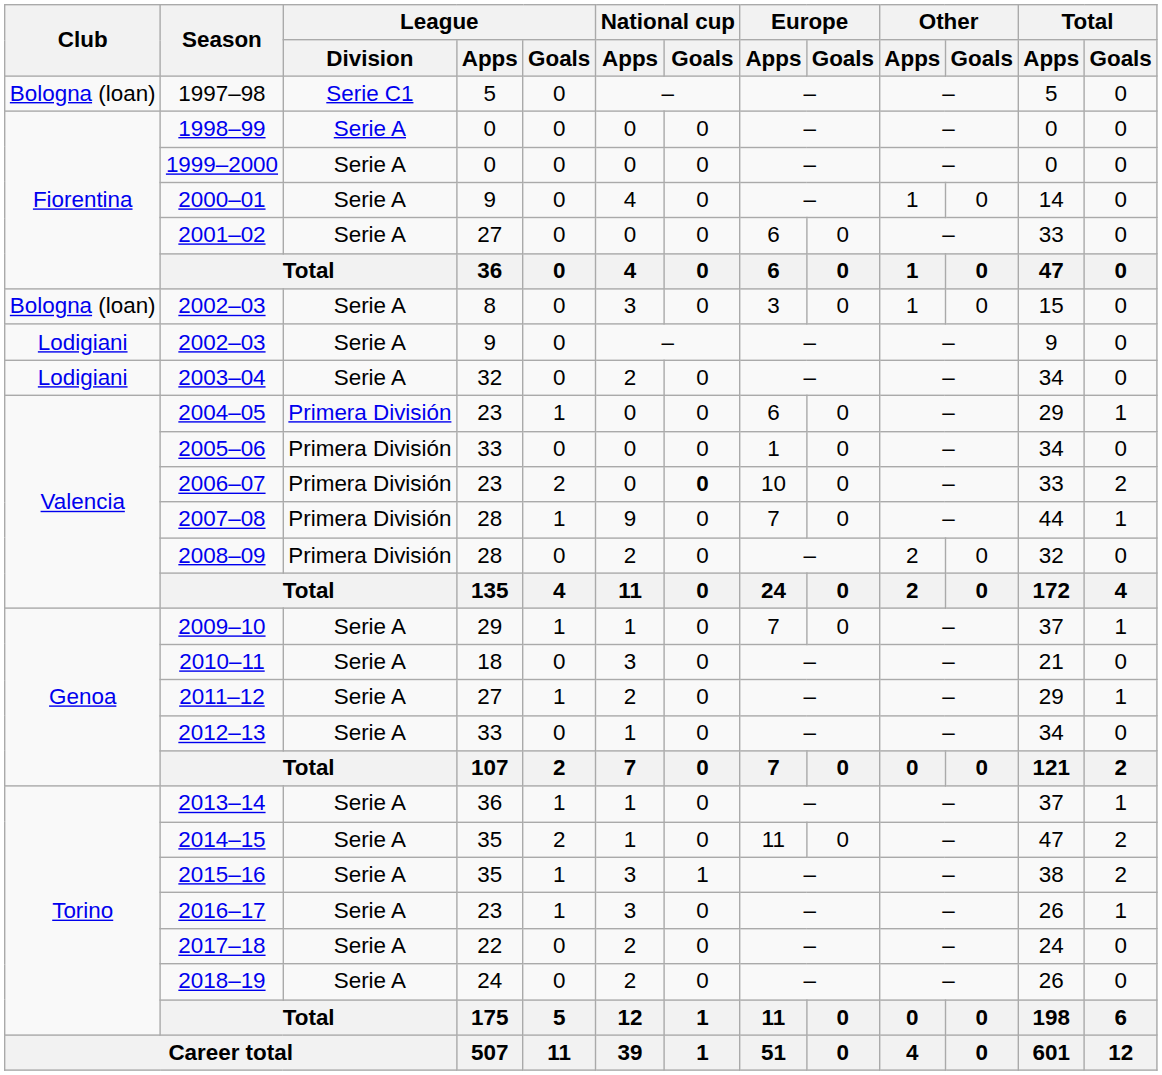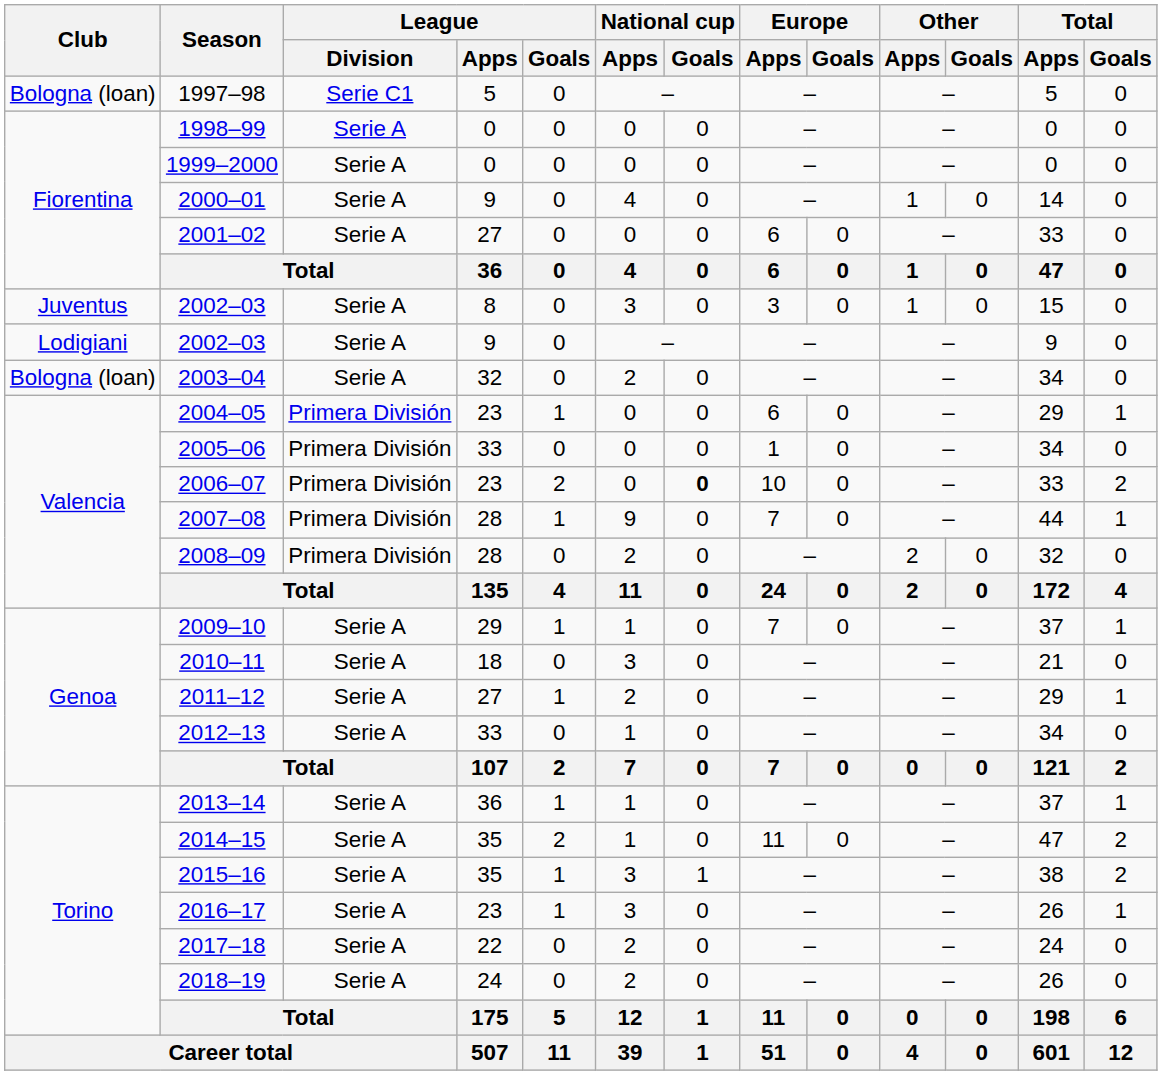(83, 306) Bologna (loan) -> (83, 306) Juventus
(83, 377) Lodigiani -> (83, 377) Bologna (loan)
